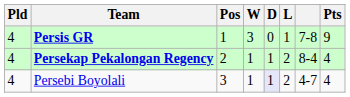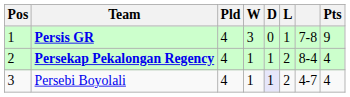columns swapped: (230, 15) <-> (18, 15)
